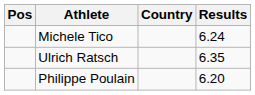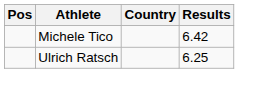(212, 36) 6.24 -> (195, 36) 6.42
(212, 57) 6.35 -> (195, 57) 6.25
- row: (87, 79)
